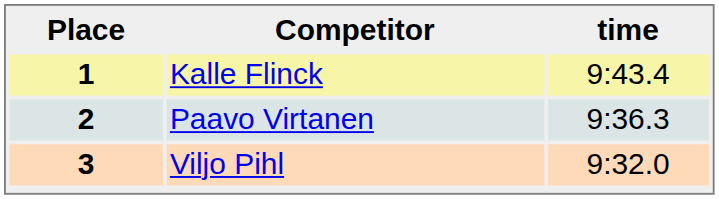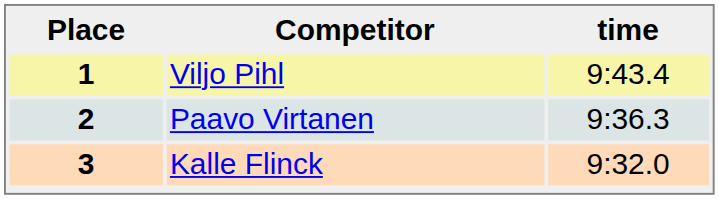(246, 74) Kalle Flinck -> (227, 74) Viljo Pihl
(227, 164) Viljo Pihl -> (246, 164) Kalle Flinck
